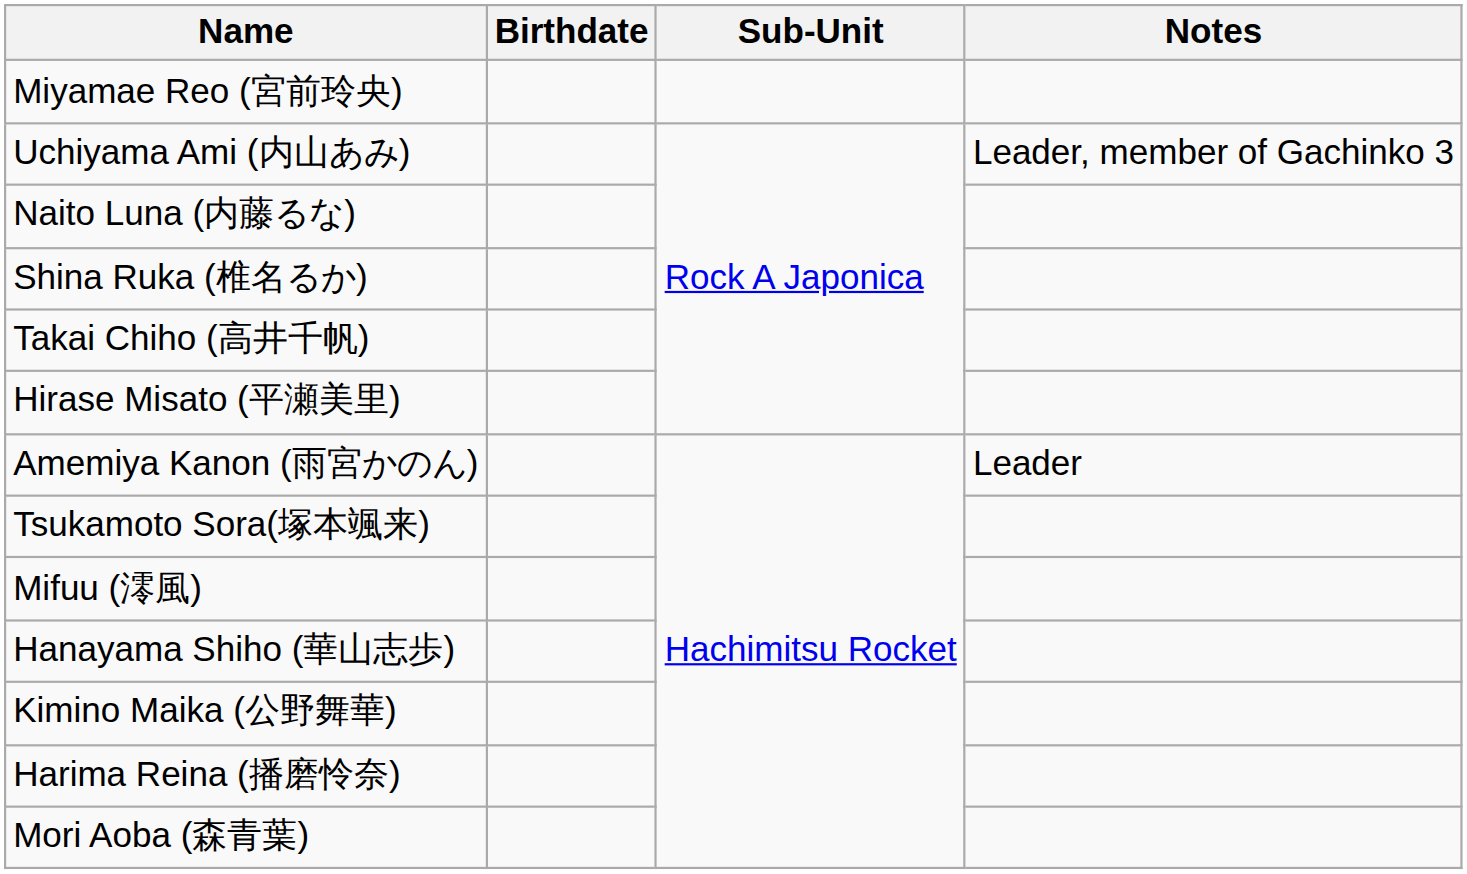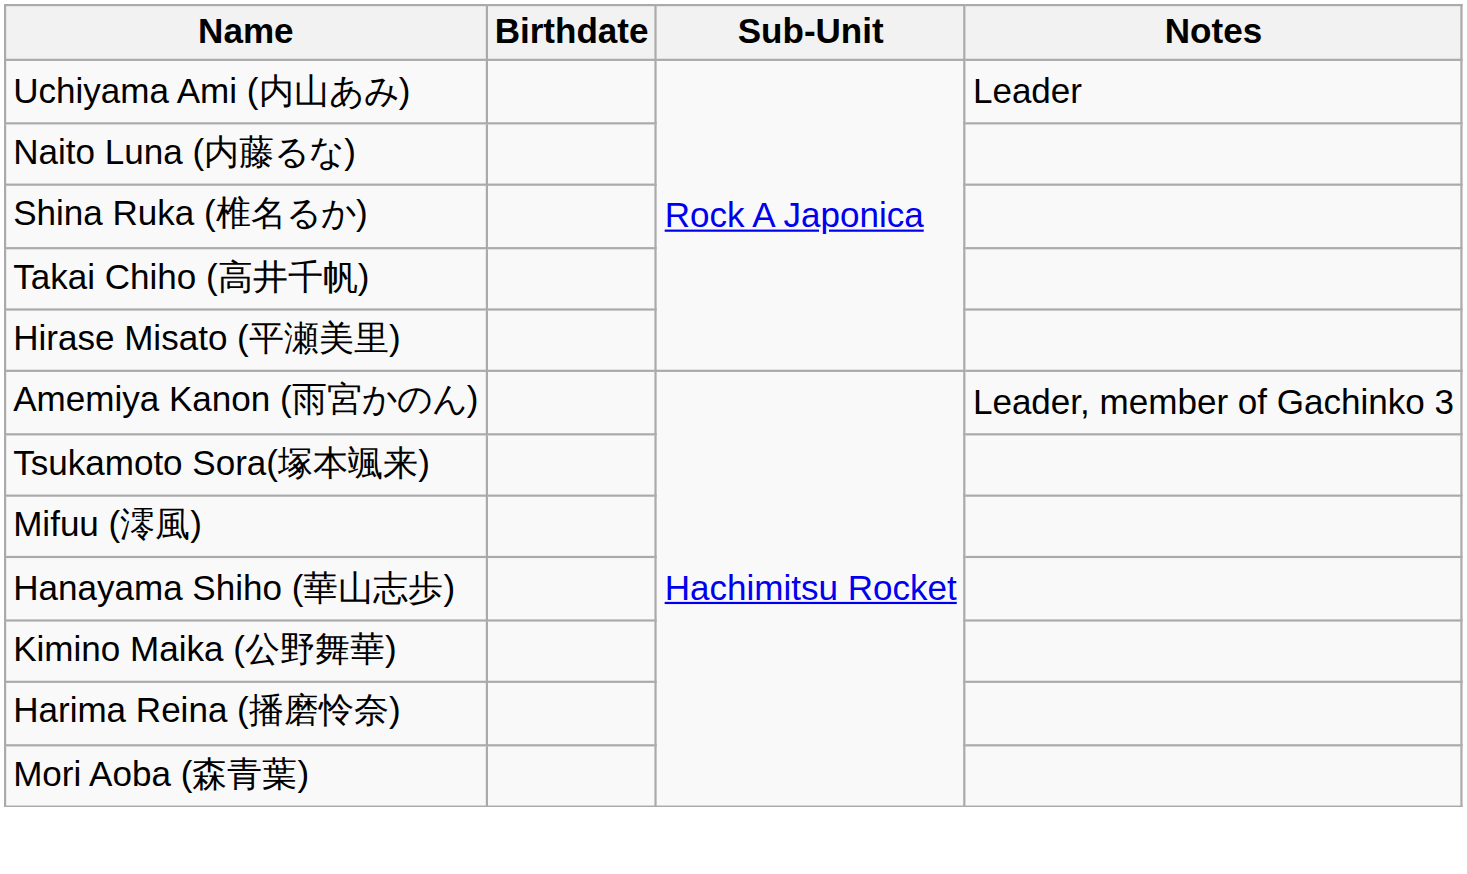- row: (208, 90)
(1213, 153) Leader, member of Gachinko 3 -> (1027, 91) Leader
(1027, 463) Leader -> (1213, 401) Leader, member of Gachinko 3
